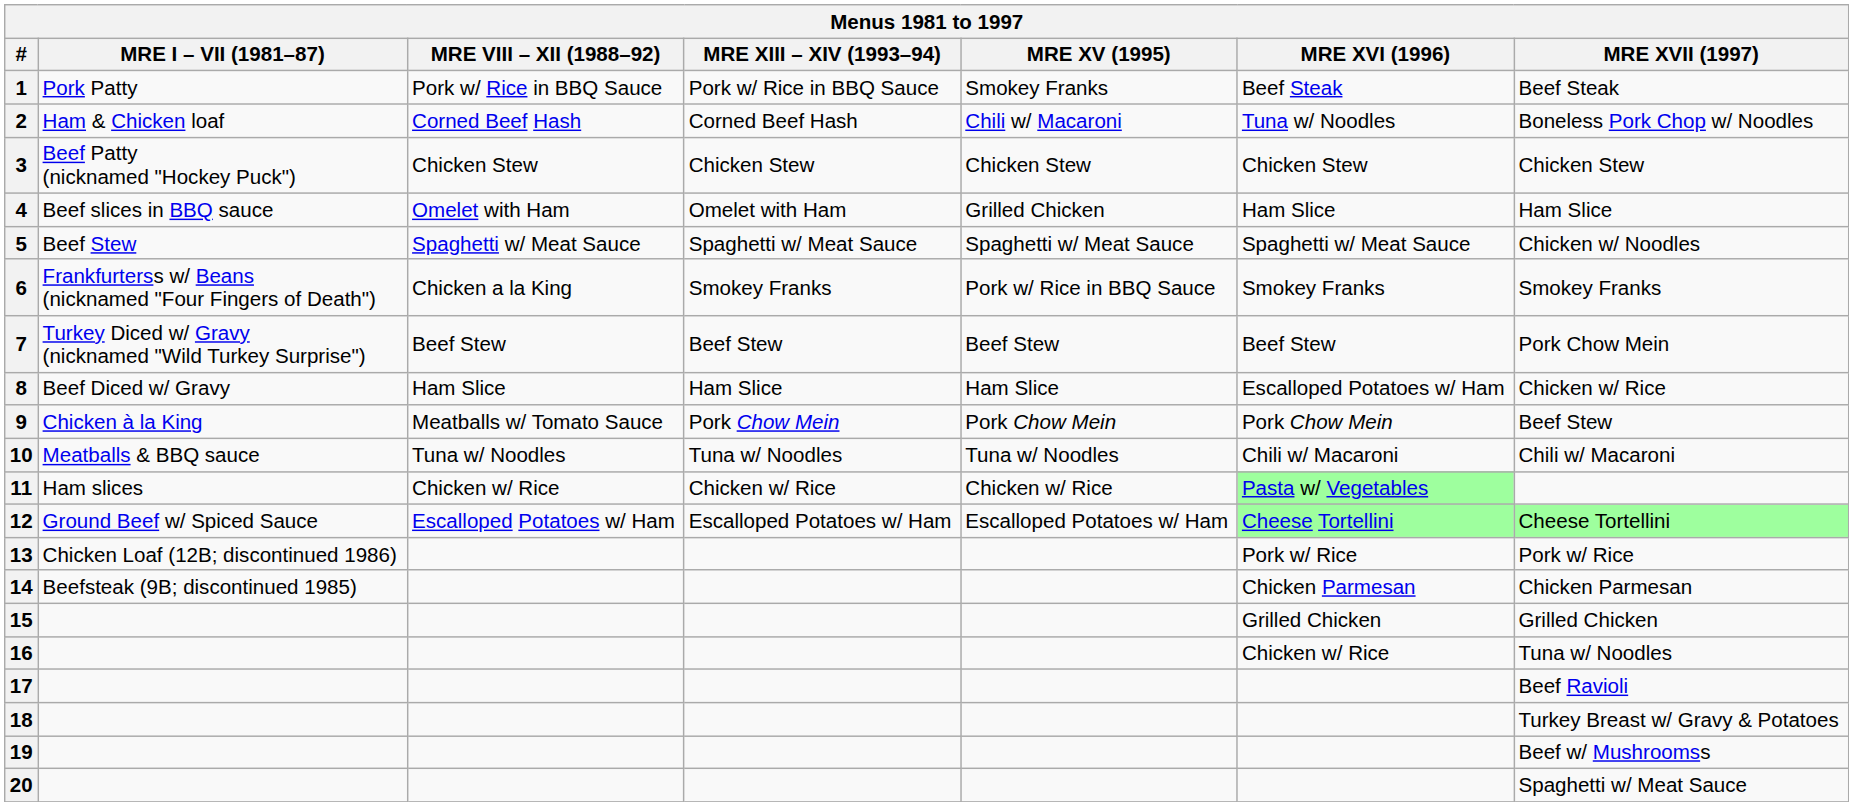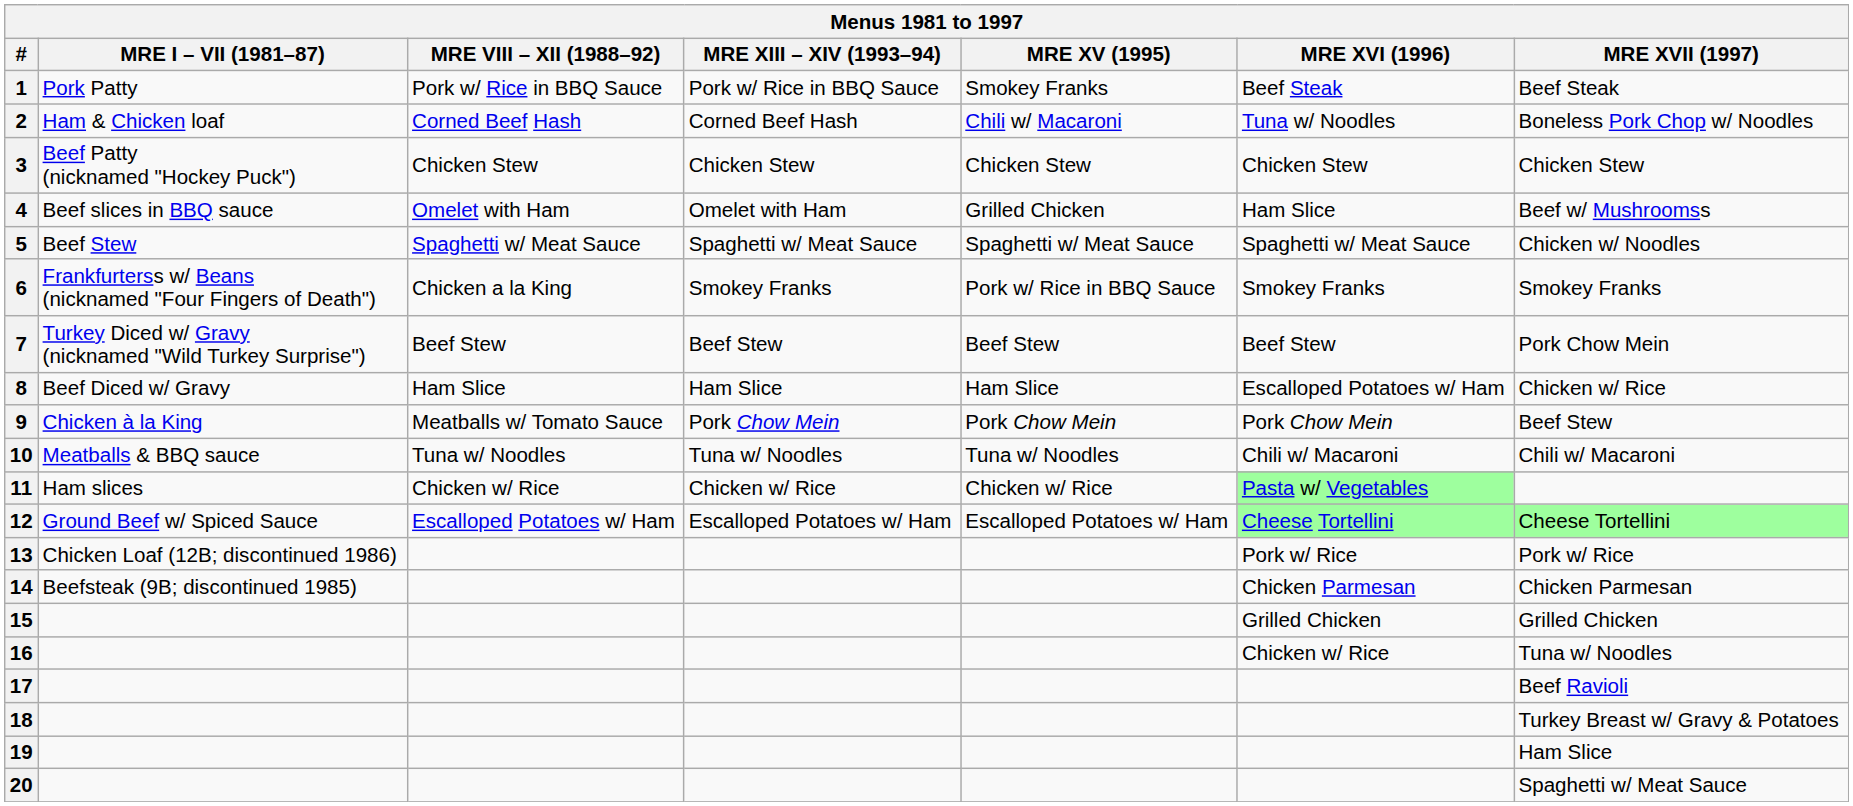(1565, 210) Ham Slice -> (1614, 210) Beef w/ Mushroomss
(1614, 752) Beef w/ Mushroomss -> (1565, 752) Ham Slice
